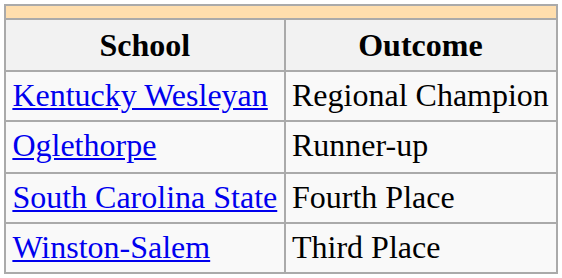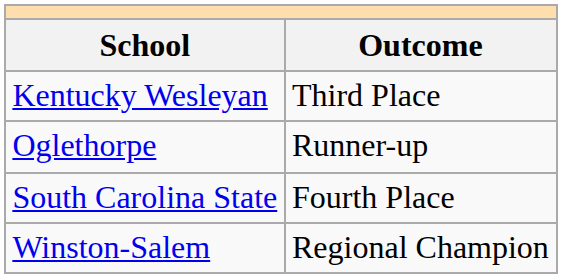(420, 95) Regional Champion -> (366, 95) Third Place
(366, 247) Third Place -> (420, 247) Regional Champion
